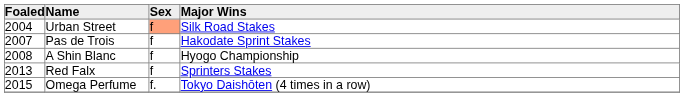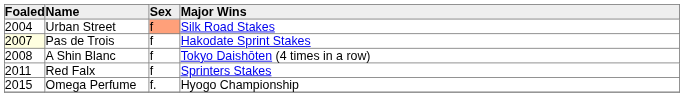(19, 41) no background -> (19, 41) lightyellow background
(240, 56) Hyogo Championship -> (276, 56) Tokyo Daishōten (4 times in a row)
(19, 70) 2013 -> (18, 70) 2011
(276, 85) Tokyo Daishōten (4 times in a row) -> (240, 85) Hyogo Championship
